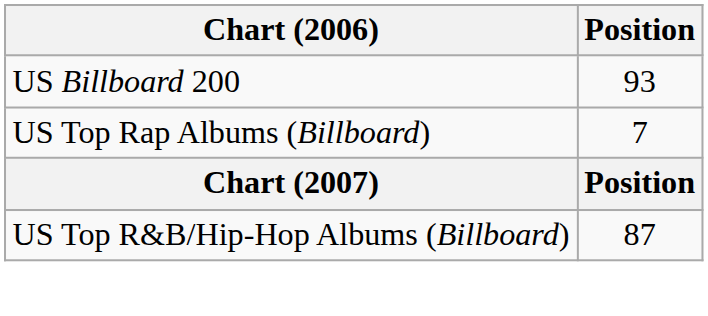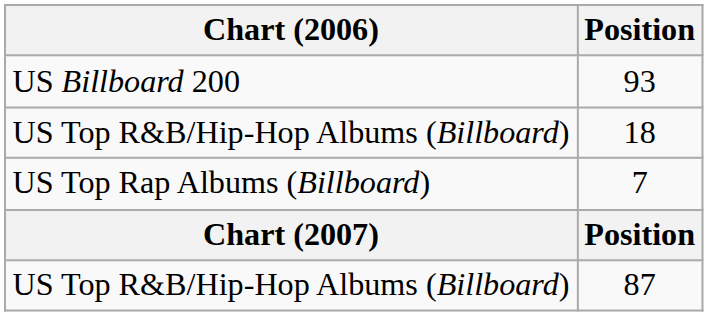+ row: (640, 132)
